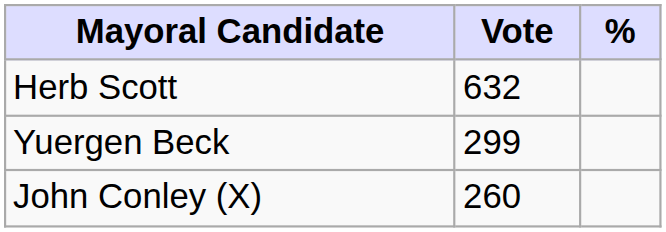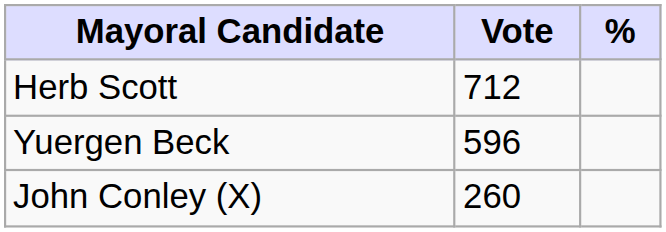(492, 87) 632 -> (492, 87) 712
(492, 142) 299 -> (492, 142) 596
